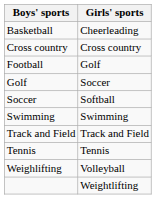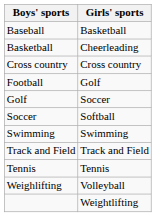+ row: (26, 30)
